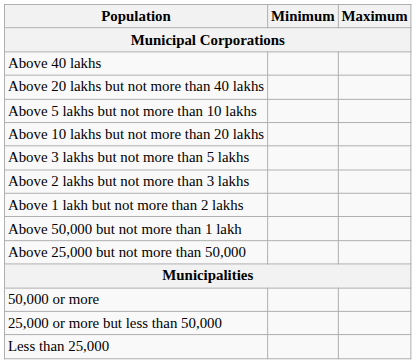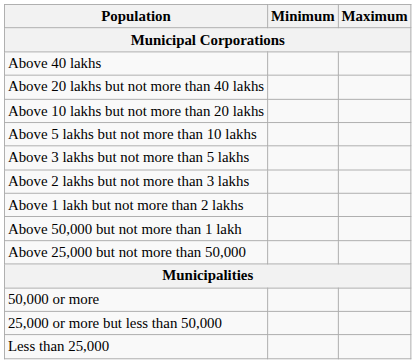rows swapped: (136, 134) <-> (132, 110)
